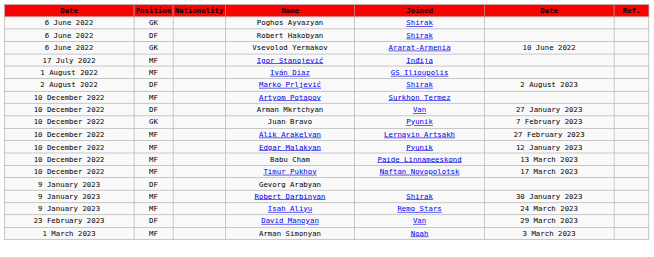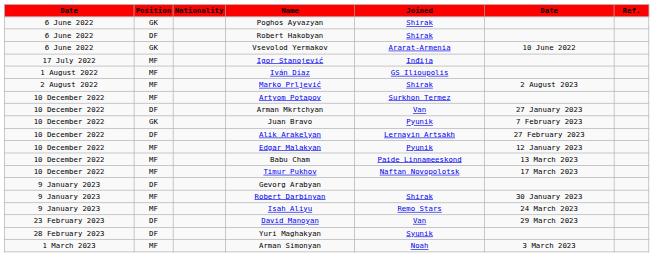(153, 84) DF -> (153, 84) MF
(153, 134) MF -> (153, 134) DF
+ row: (290, 233)
